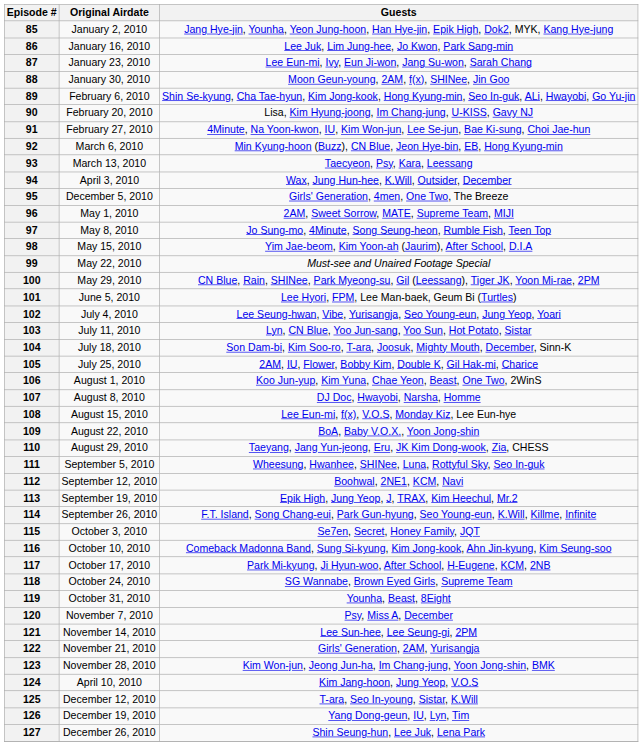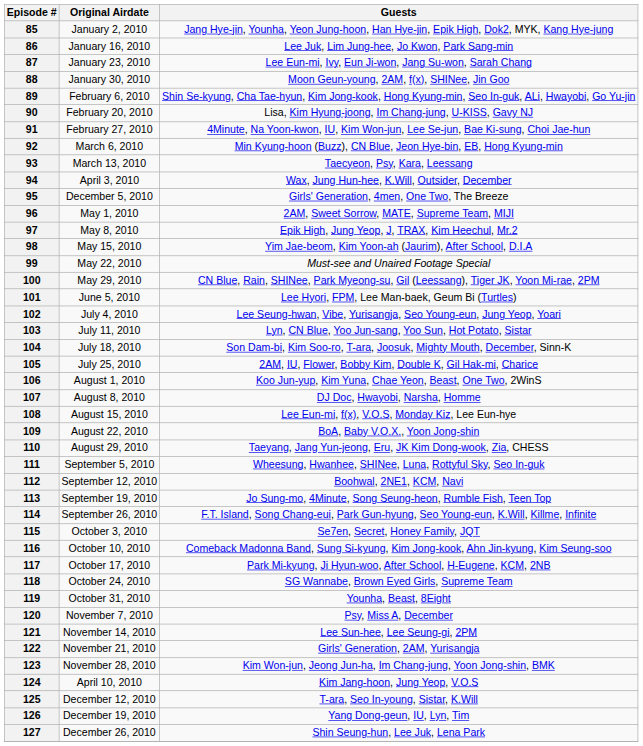(399, 230) Jo Sung-mo, 4Minute, Song Seung-heon, Rumble Fish, Teen Top -> (399, 230) Epik High, Jung Yeop, J, TRAX, Kim Heechul, Mr.2
(399, 498) Epik High, Jung Yeop, J, TRAX, Kim Heechul, Mr.2 -> (399, 498) Jo Sung-mo, 4Minute, Song Seung-heon, Rumble Fish, Teen Top
